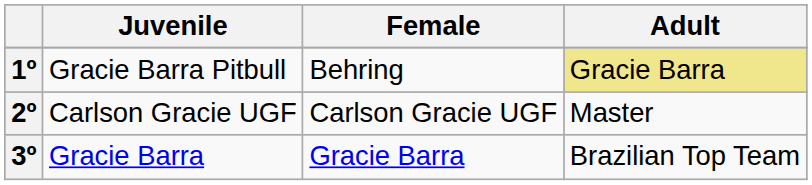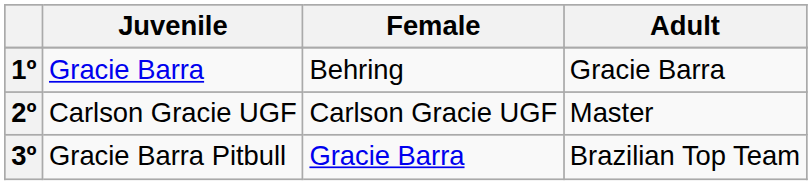(168, 69) Gracie Barra Pitbull -> (127, 69) Gracie Barra
(647, 69) khaki background -> (647, 69) no background
(127, 156) Gracie Barra -> (168, 156) Gracie Barra Pitbull
